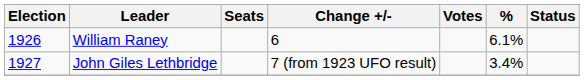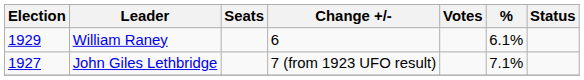(24, 39) 1926 -> (24, 39) 1929
(506, 63) 3.4% -> (506, 63) 7.1%
